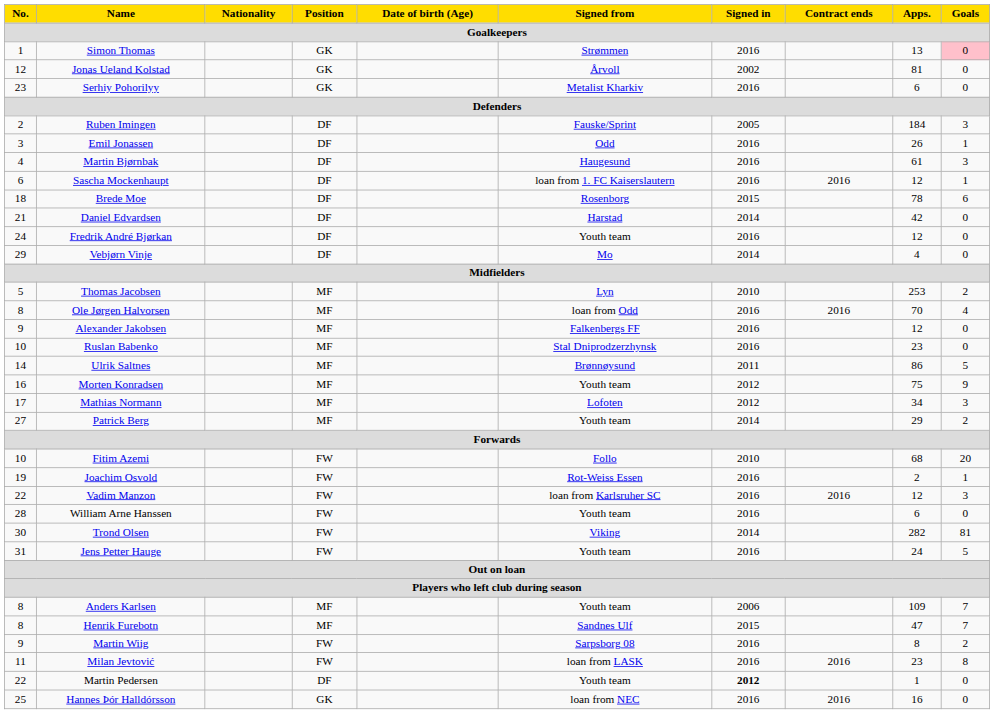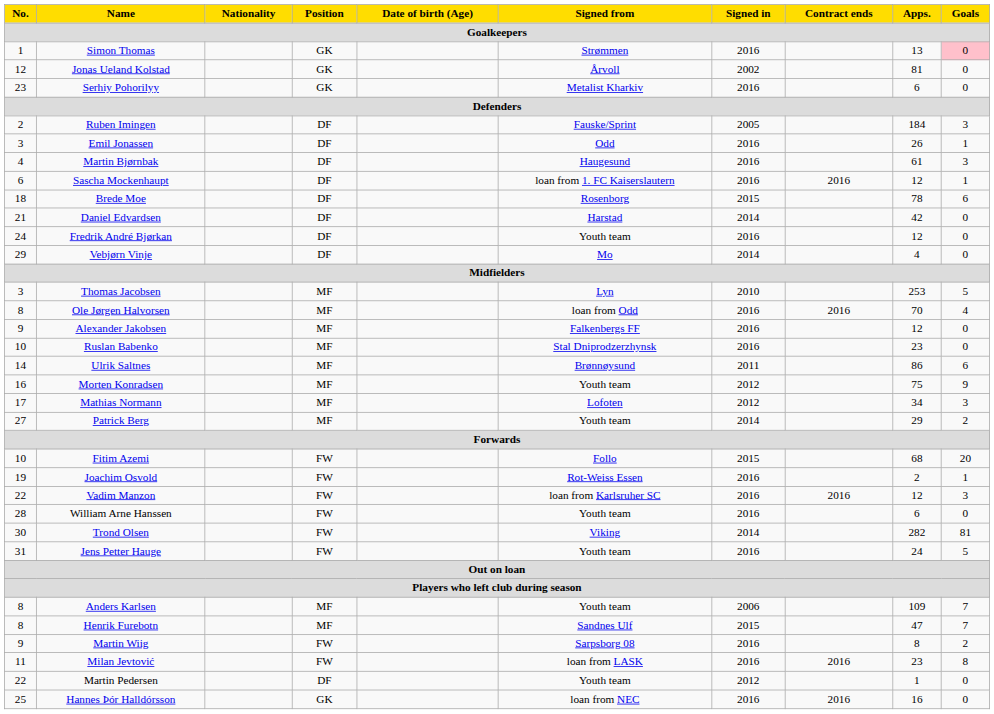(20, 292) 5 -> (20, 292) 3
(965, 292) 2 -> (965, 292) 5
(965, 366) 5 -> (965, 366) 6
(748, 458) 2010 -> (748, 458) 2015
(748, 681) bold -> (748, 681) normal
